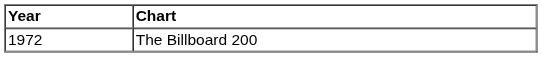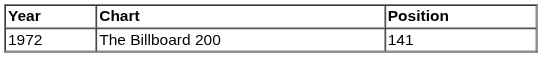+ column: (418, 16)
